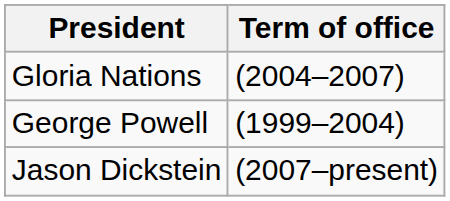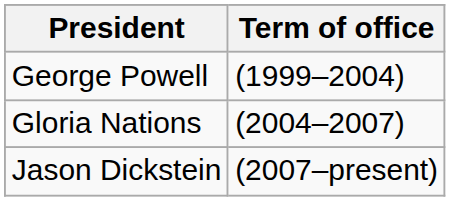rows swapped: (110, 123) <-> (107, 75)
